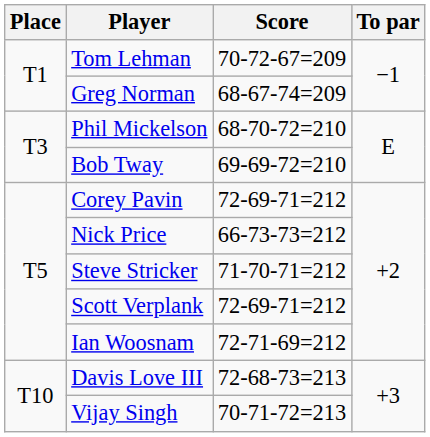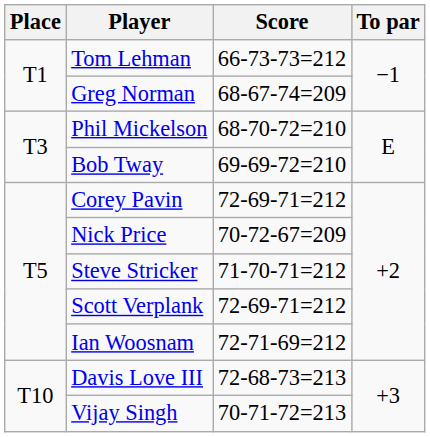(282, 57) 70-72-67=209 -> (282, 57) 66-73-73=212
(282, 235) 66-73-73=212 -> (282, 235) 70-72-67=209
